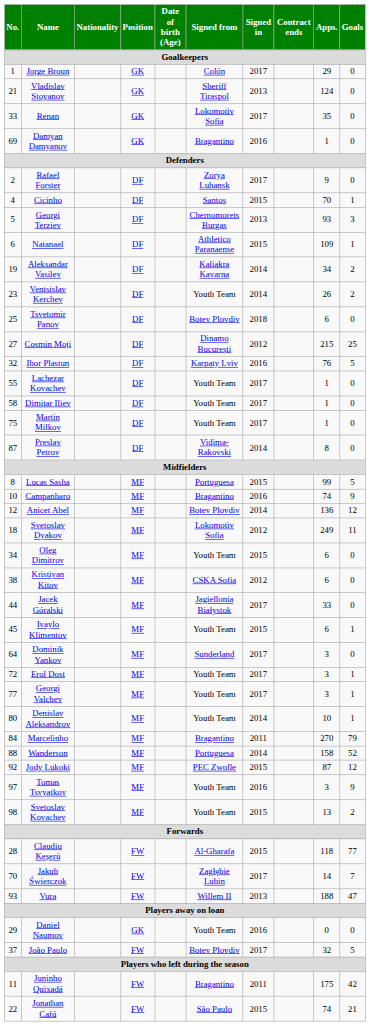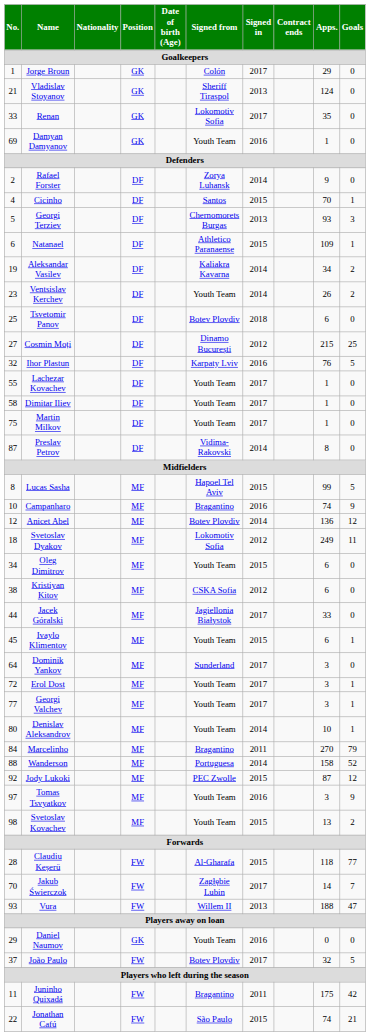(214, 141) Bragantino -> (214, 141) Youth Team
(258, 180) 2017 -> (258, 180) 2014
(214, 482) Portuguesa -> (214, 487) Hapoel Tel Aviv
